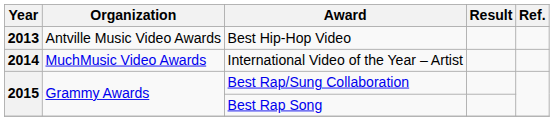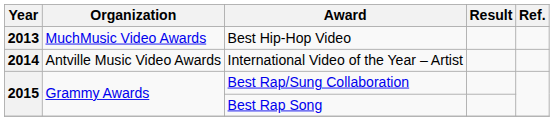(133, 37) Antville Music Video Awards -> (126, 37) MuchMusic Video Awards
(126, 60) MuchMusic Video Awards -> (133, 60) Antville Music Video Awards
